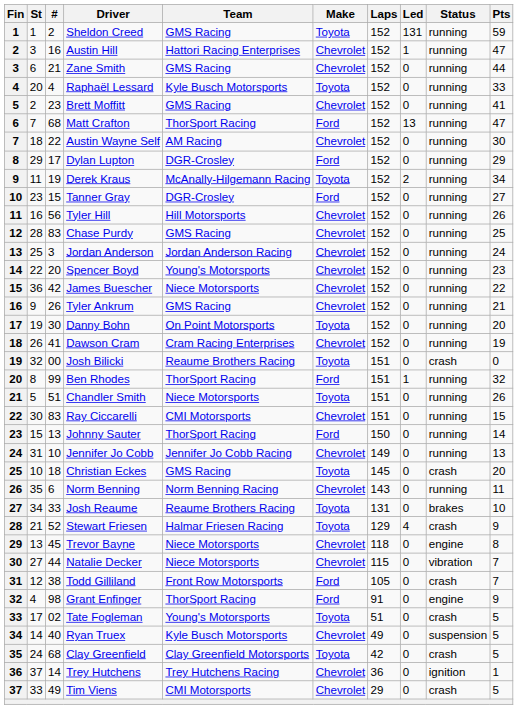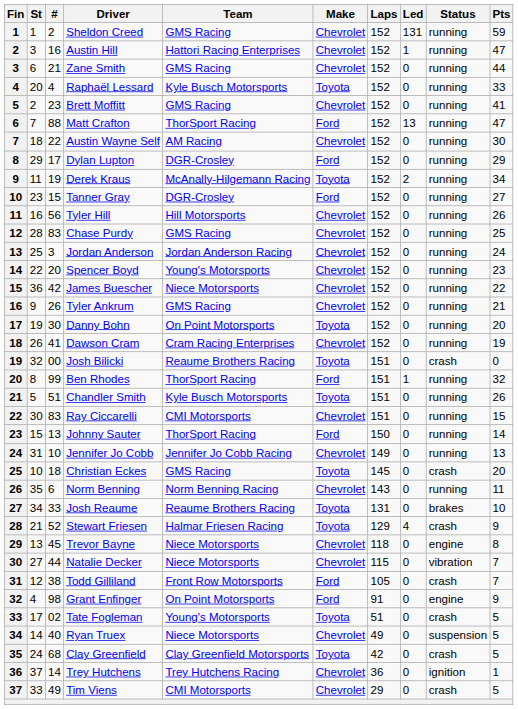(333, 32) Toyota -> (340, 32) Chevrolet
(54, 123) 68 -> (54, 123) 88
(212, 398) Niece Motorsports -> (226, 398) Kyle Busch Motorsports
(211, 599) ThorSport Racing -> (220, 599) On Point Motorsports
(226, 635) Kyle Busch Motorsports -> (212, 635) Niece Motorsports
